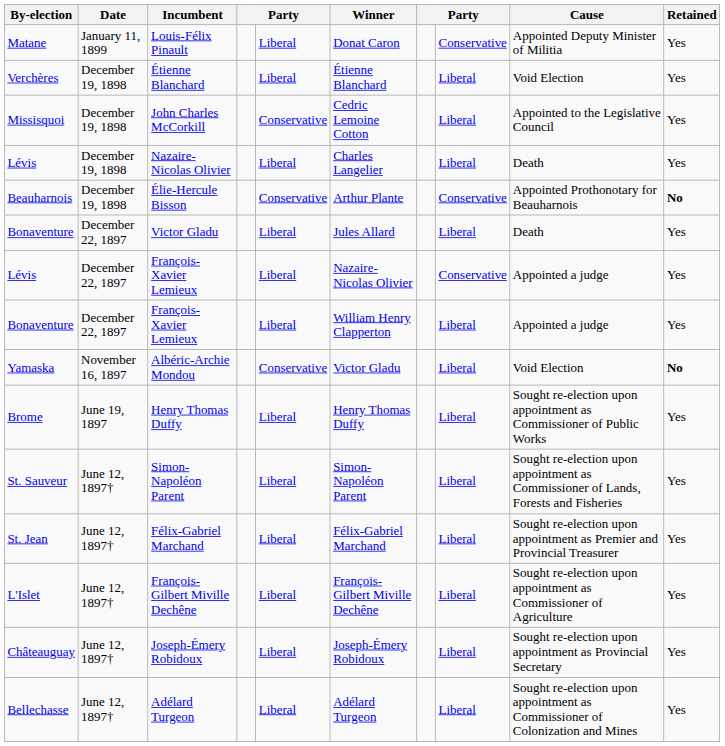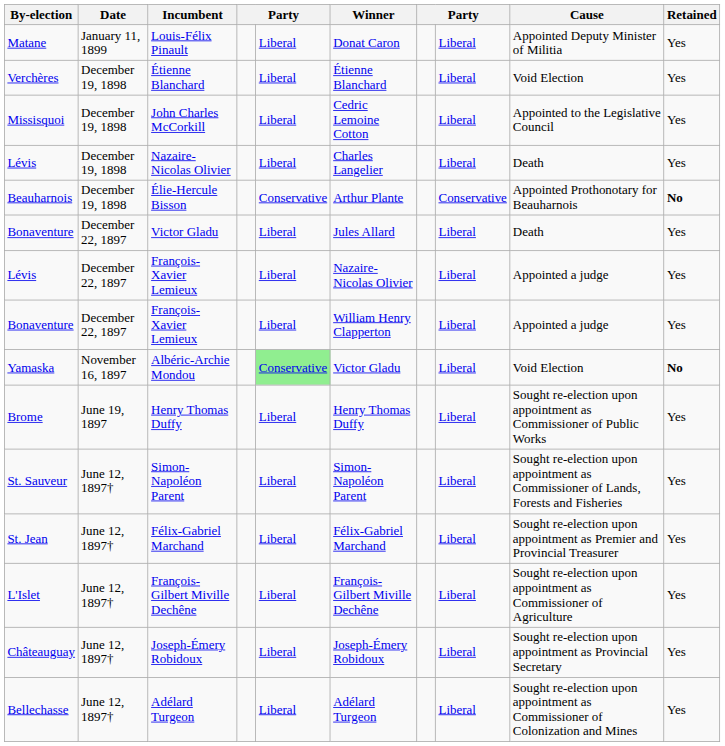(473, 42) Conservative -> (457, 42) Liberal
(293, 120) Conservative -> (278, 120) Liberal
(473, 275) Conservative -> (457, 275) Liberal
(293, 367) no background -> (293, 367) lightgreen background
